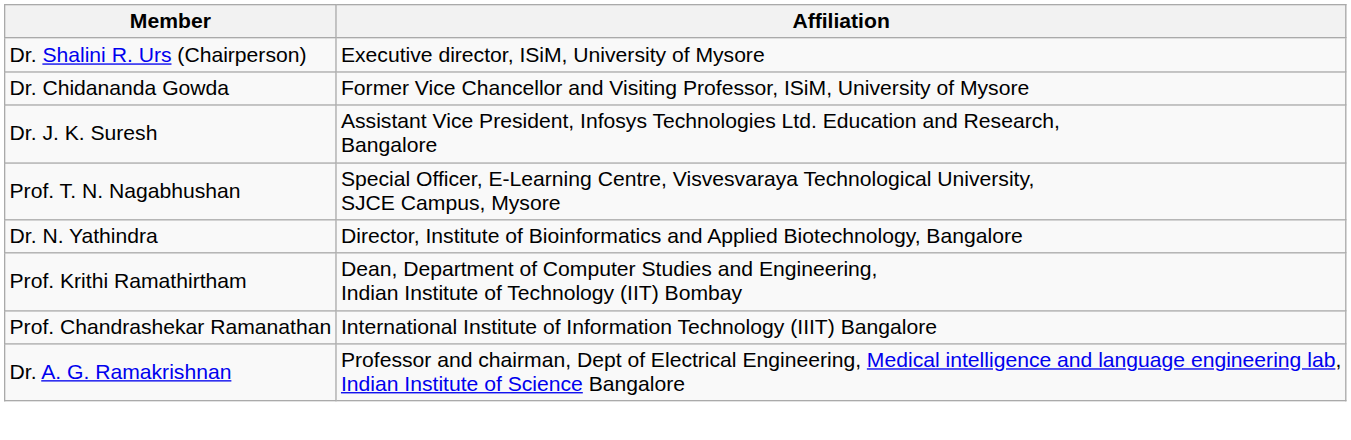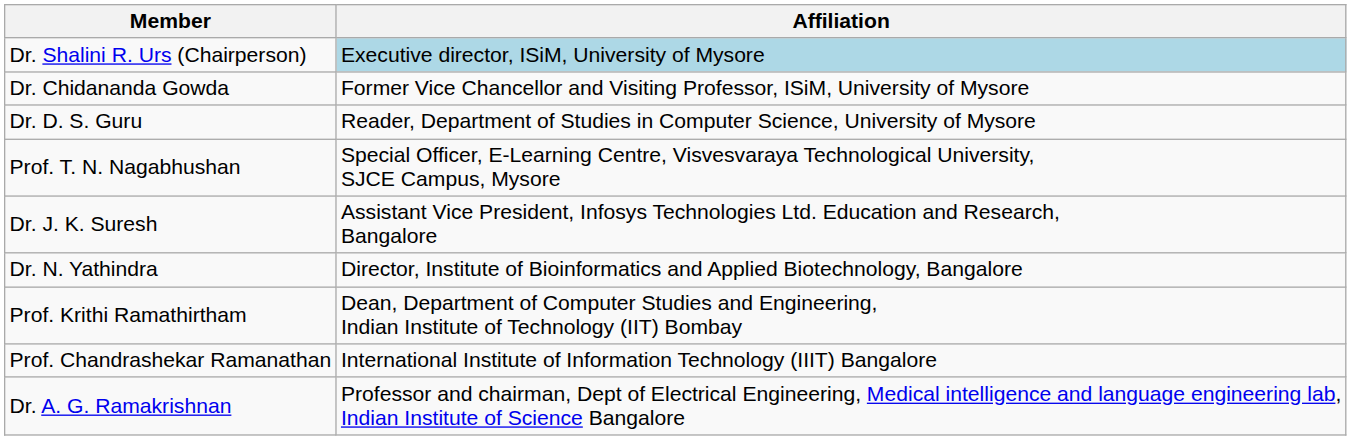(553, 54) no background -> (553, 54) lightblue background
+ row: (76, 121)
rows swapped: (125, 190) <-> (83, 133)
